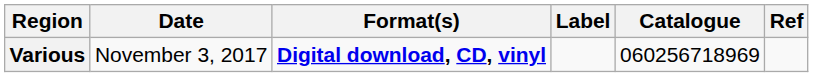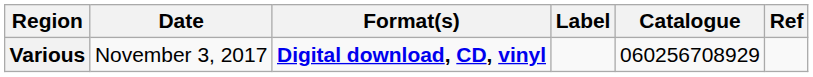(690, 54) 060256718969 -> (690, 54) 060256708929
